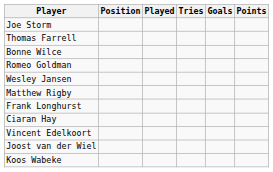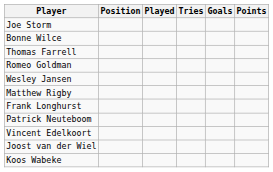rows swapped: (41, 38) <-> (34, 52)
- row: (31, 120)
+ row: (49, 120)
